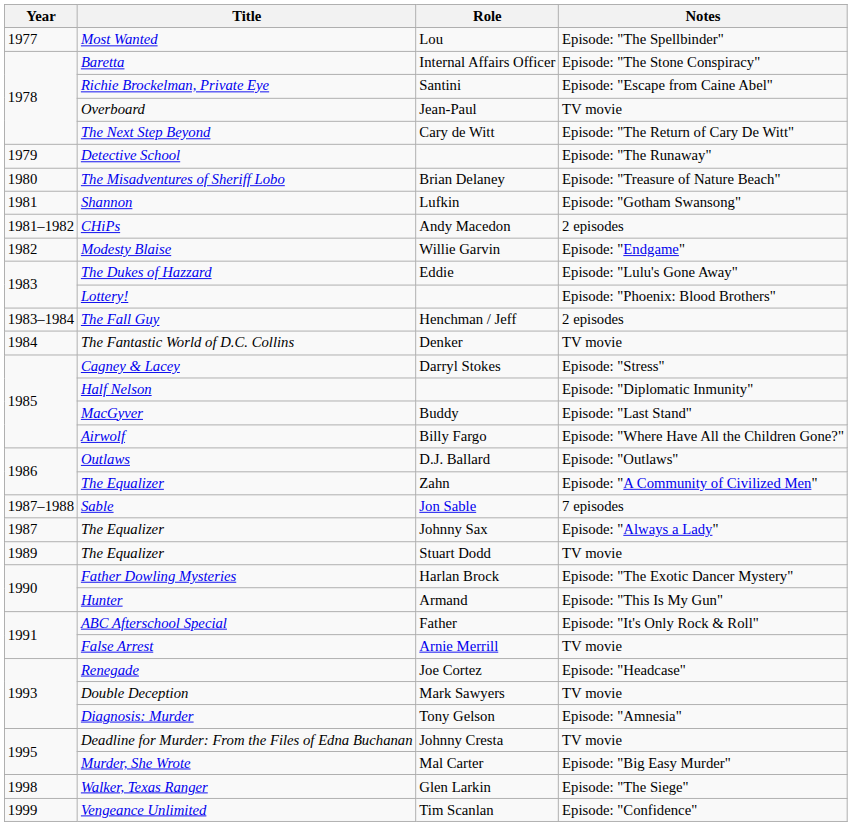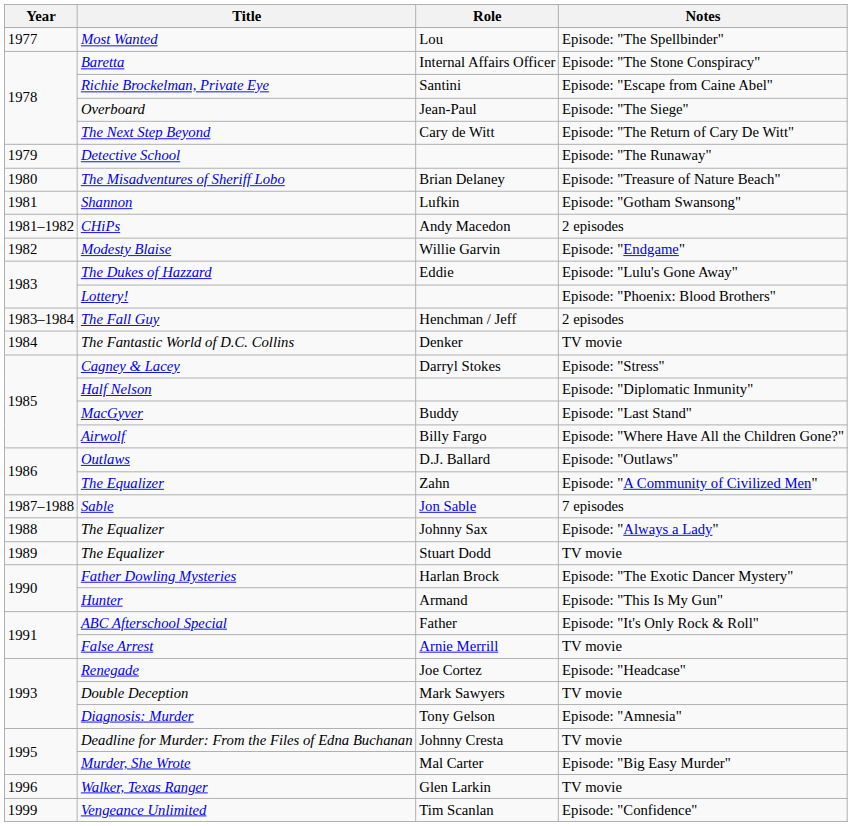(592, 109) TV movie -> (625, 109) Episode: "The Siege"
(23, 529) 1987 -> (23, 529) 1988
(23, 786) 1998 -> (23, 786) 1996
(625, 786) Episode: "The Siege" -> (592, 786) TV movie
